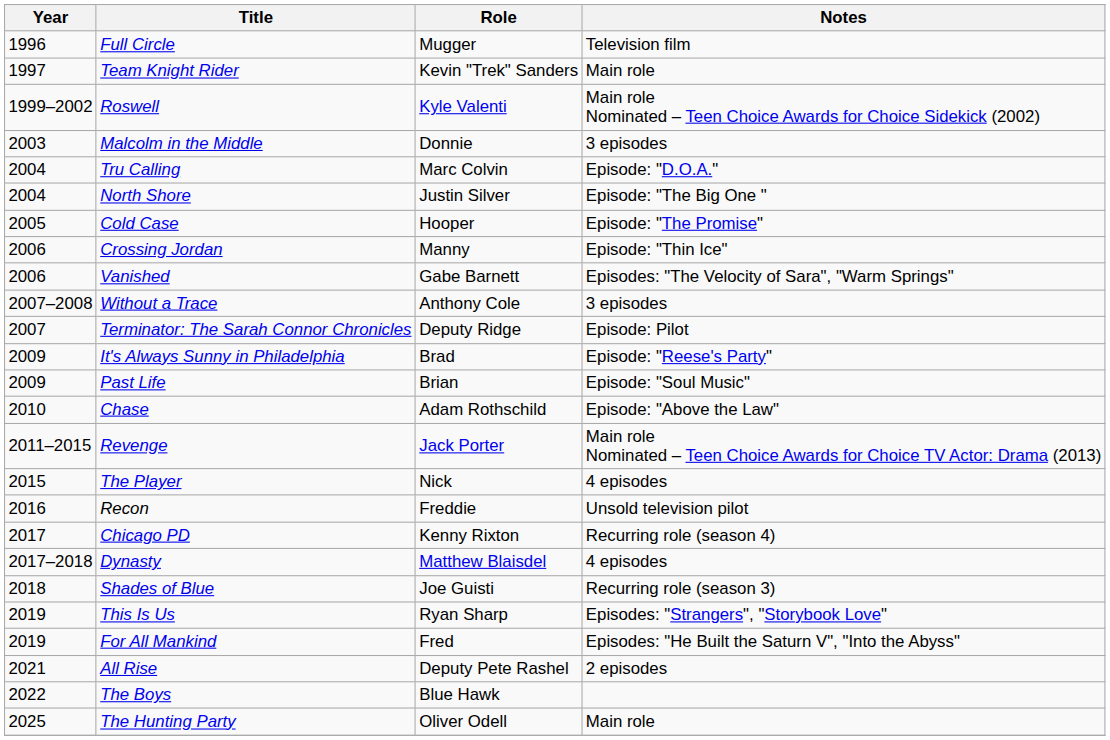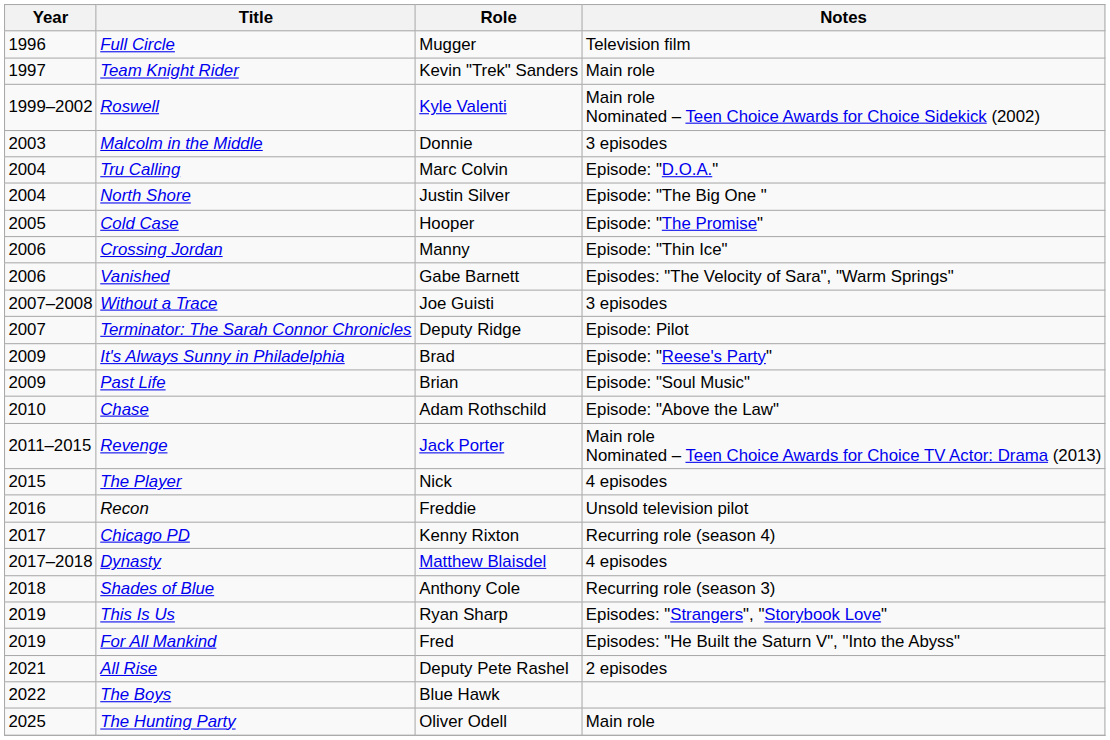(470, 303) Anthony Cole -> (457, 303) Joe Guisti
(457, 588) Joe Guisti -> (470, 588) Anthony Cole
